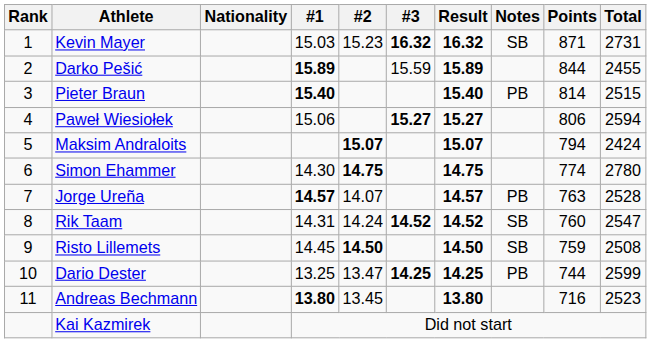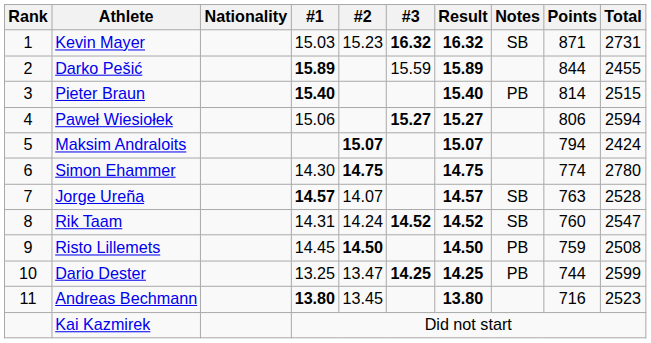(518, 196) PB -> (518, 196) SB
(518, 247) SB -> (518, 247) PB
